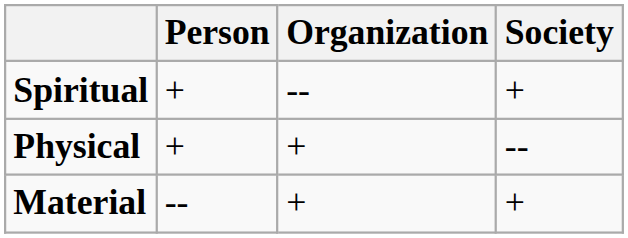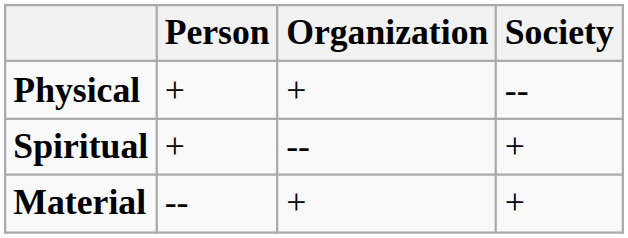rows swapped: (77, 145) <-> (81, 89)
